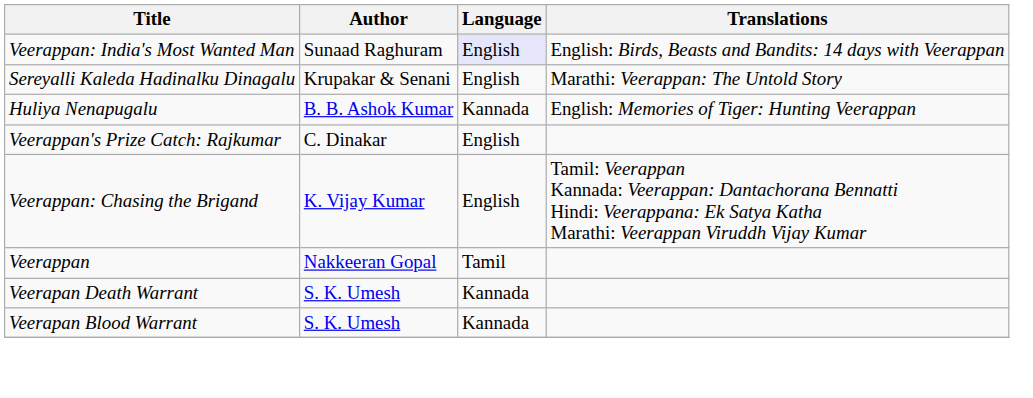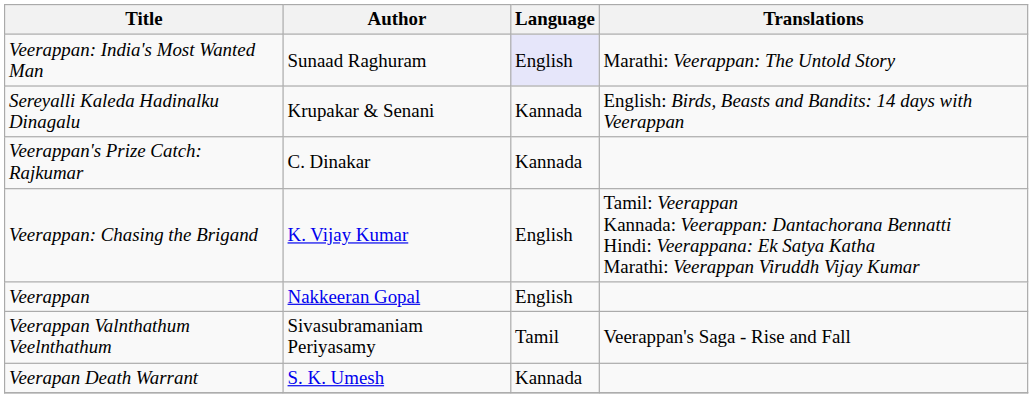(777, 49) English: Birds, Beasts and Bandits: 14 days with Veerappan -> (749, 60) Marathi: Veerappan: The Untold Story
(491, 79) English -> (549, 111) Kannada
(696, 79) Marathi: Veerappan: The Untold Story -> (788, 111) English: Birds, Beasts and Bandits: 14 days with Veerappan
- row: (83, 109)
(491, 139) English -> (549, 162) Kannada
(484, 262) Tamil -> (544, 296) English
+ row: (99, 337)
- row: (103, 322)
